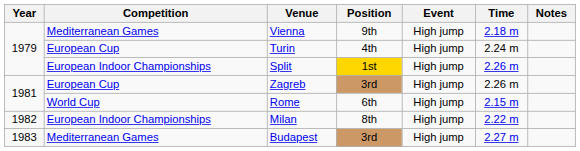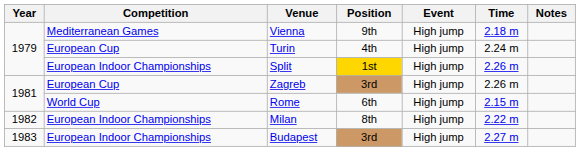(103, 138) Mediterranean Games -> (129, 138) European Indoor Championships
